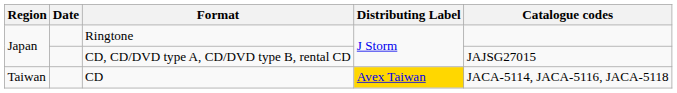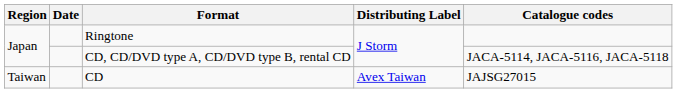(501, 56) JAJSG27015 -> (568, 56) JACA-5114, JACA-5116, JACA-5118
(391, 77) gold background -> (391, 77) no background
(568, 77) JACA-5114, JACA-5116, JACA-5118 -> (501, 77) JAJSG27015
